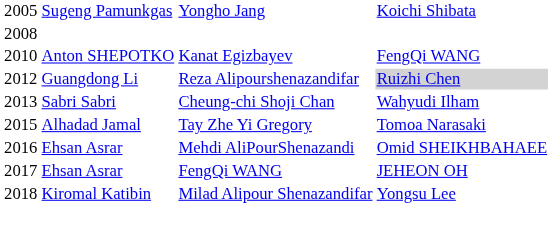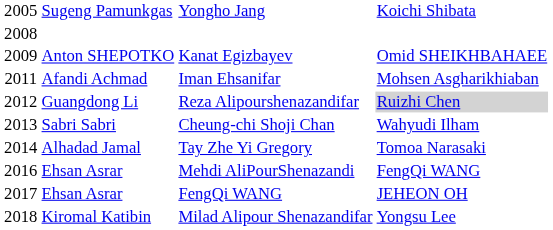(21, 56) 2010 -> (21, 56) 2009
(428, 56) FengQi WANG -> (462, 56) Omid SHEIKHBAHAEE
+ row: (229, 79)
(21, 124) 2015 -> (21, 147) 2014
(462, 147) Omid SHEIKHBAHAEE -> (428, 170) FengQi WANG
